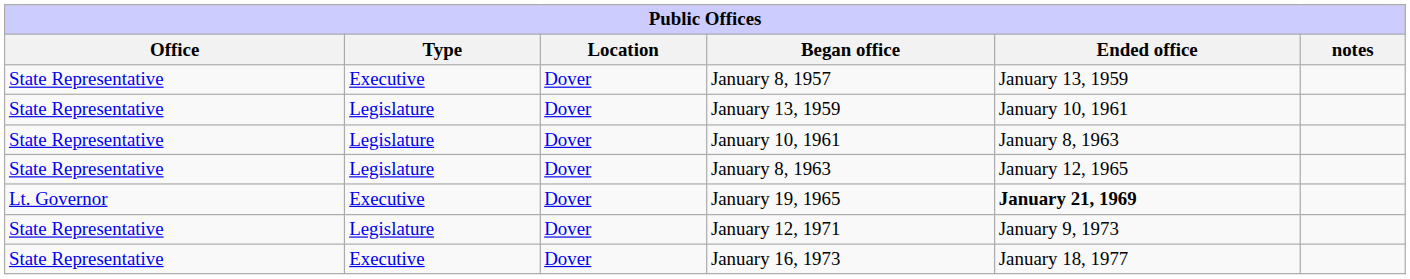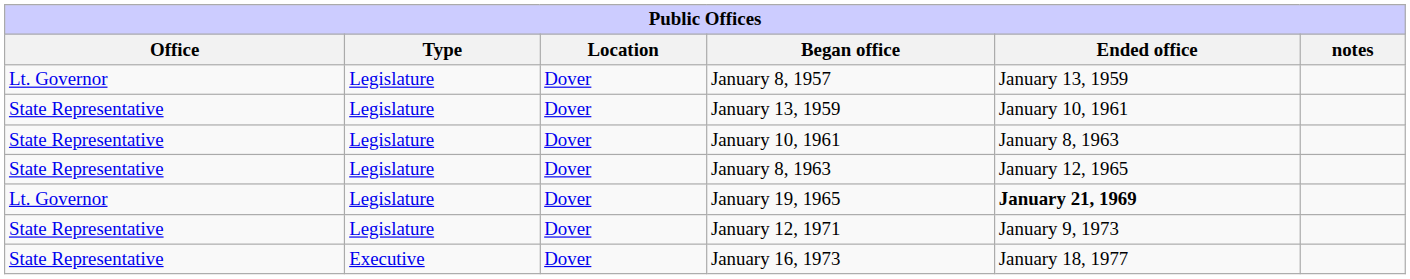(86, 79) State Representative -> (58, 79) Lt. Governor
(387, 79) Executive -> (392, 79) Legislature
(387, 199) Executive -> (392, 199) Legislature
